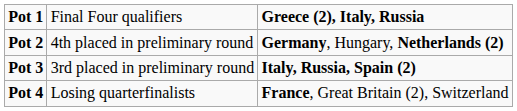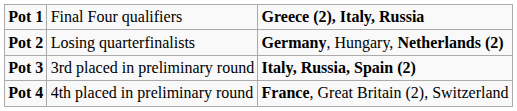(152, 42) 4th placed in preliminary round -> (123, 42) Losing quarterfinalists
(123, 93) Losing quarterfinalists -> (152, 93) 4th placed in preliminary round
